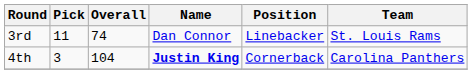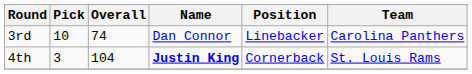(61, 37) 11 -> (61, 37) 10
(386, 37) St. Louis Rams -> (397, 37) Carolina Panthers
(397, 58) Carolina Panthers -> (386, 58) St. Louis Rams
